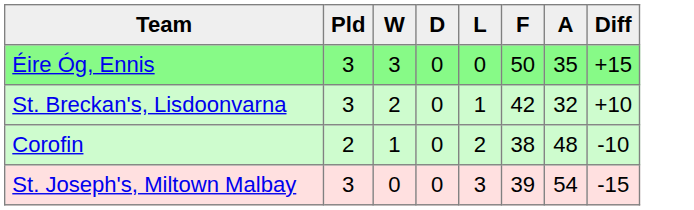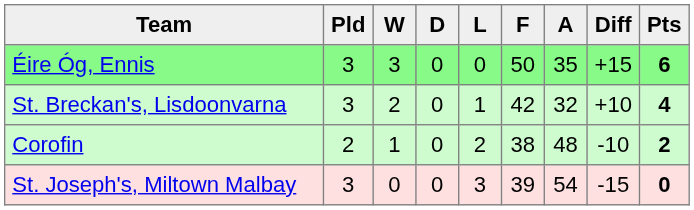+ column: (664, 24)
